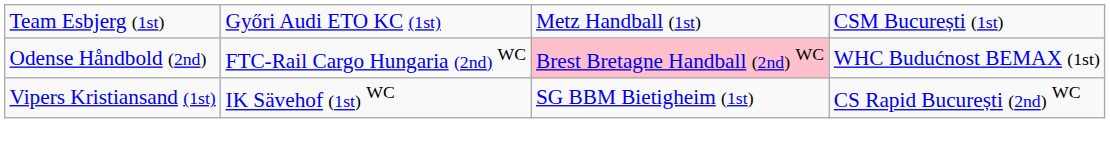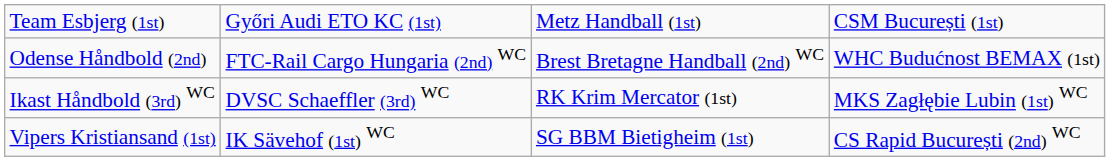(680, 58) pink background -> (680, 58) no background
+ row: (112, 97)
